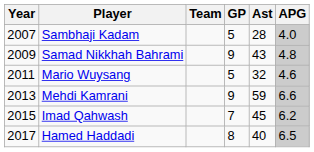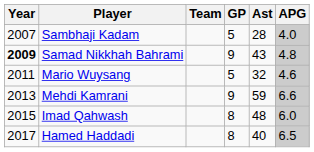(22, 55) normal -> (22, 55) bold
(231, 116) 7 -> (231, 116) 8
(259, 116) 45 -> (259, 116) 48
(287, 116) 6.2 -> (287, 116) 6.0
